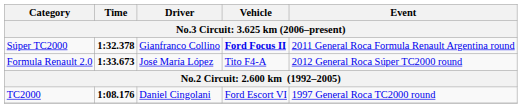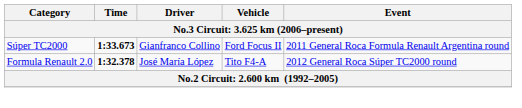(116, 45) 1:32.378 -> (116, 45) 1:33.673
(255, 45) bold -> (253, 45) normal
(116, 62) 1:33.673 -> (116, 62) 1:32.378
- row: (24, 95)
